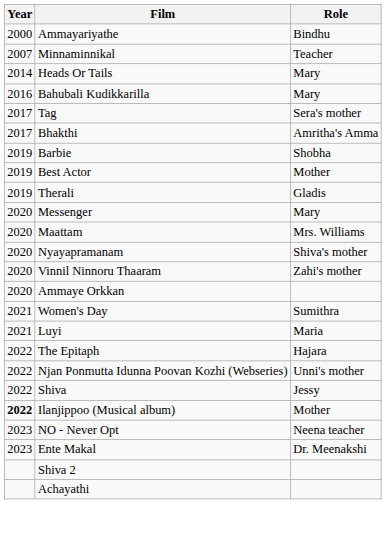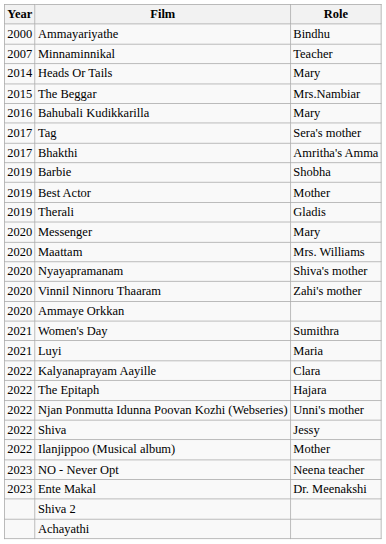+ row: (67, 93)
+ row: (97, 370)
(20, 410) bold -> (20, 449) normal
